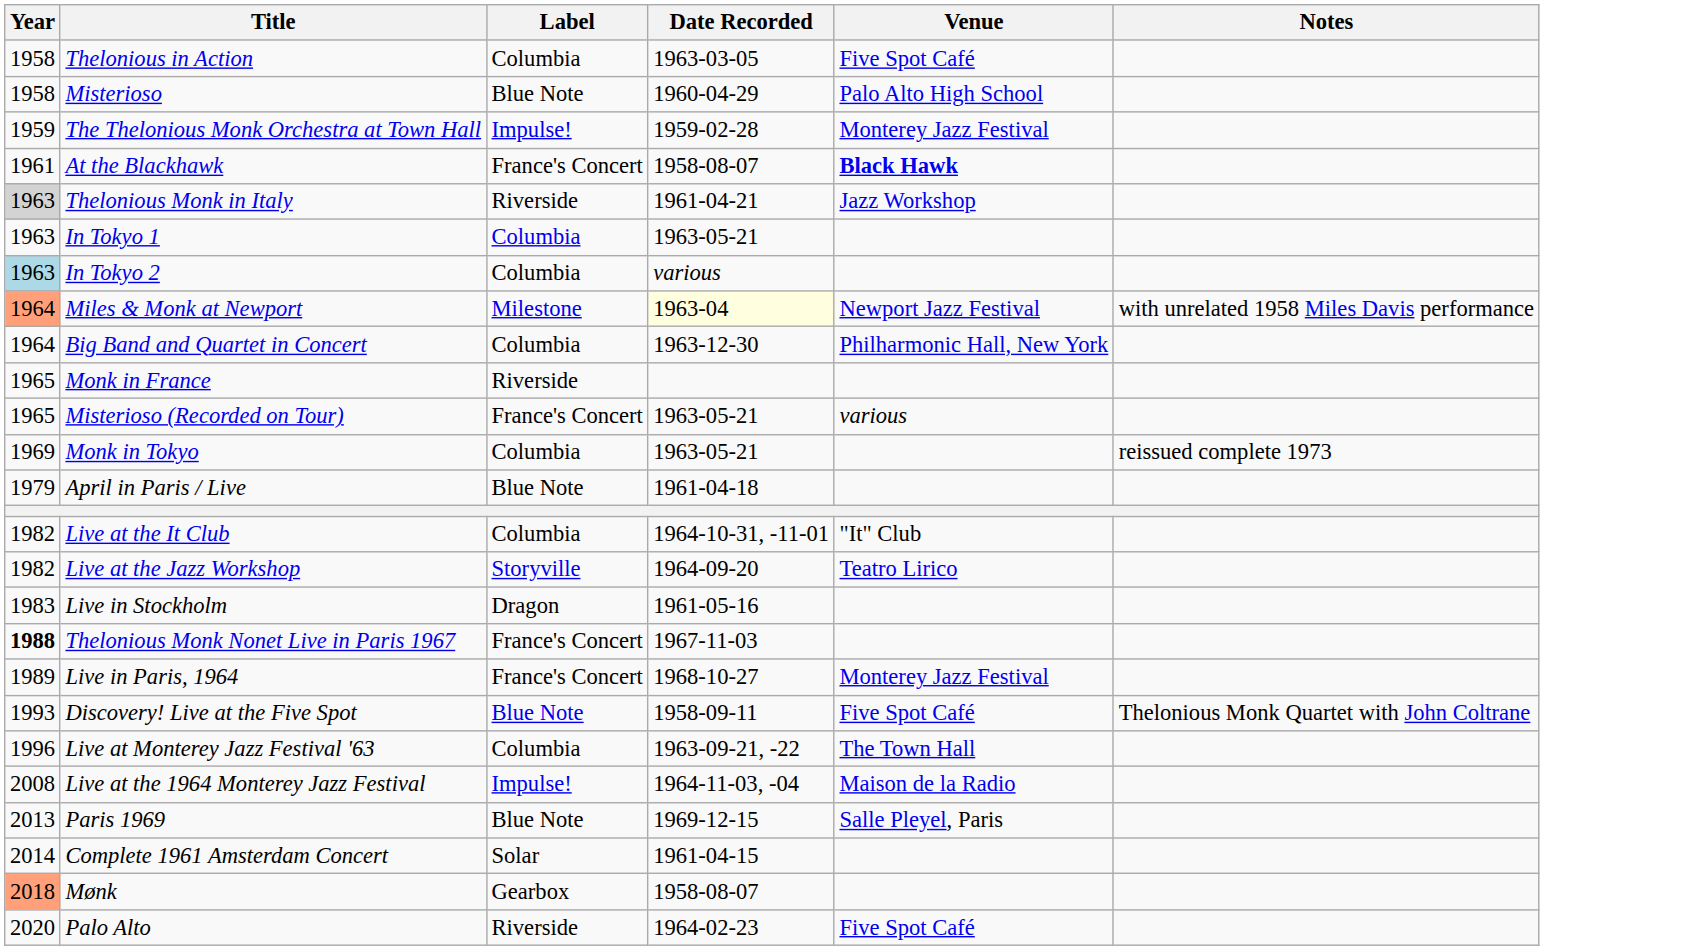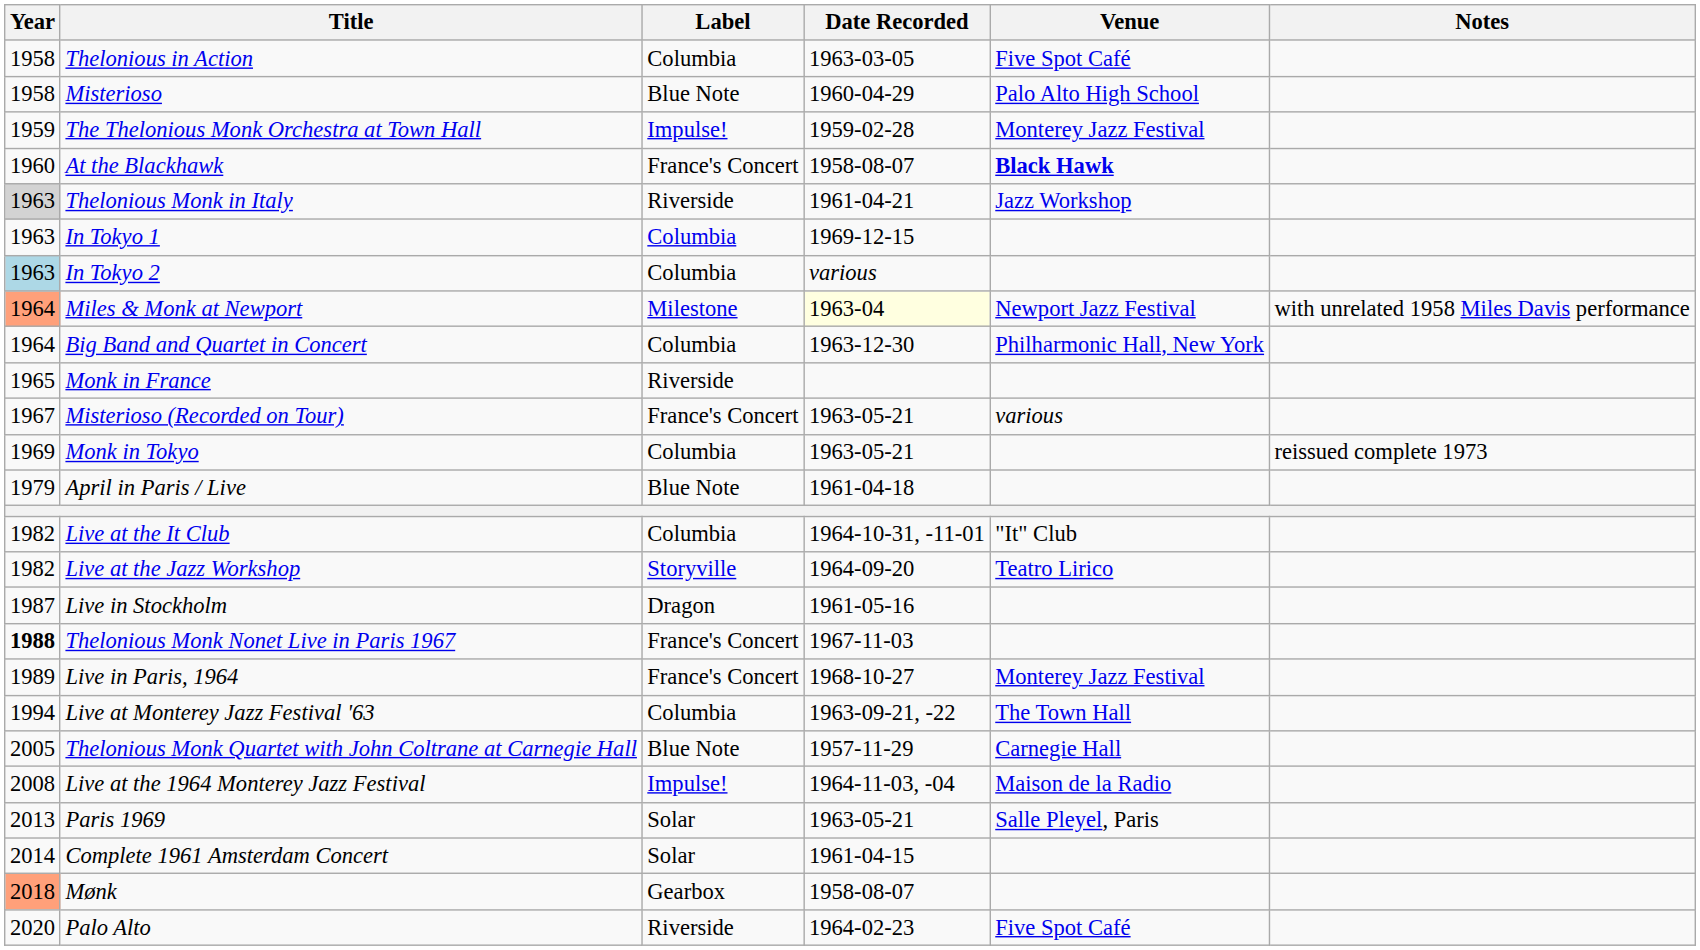(32, 165) 1961 -> (32, 165) 1960
(706, 237) 1963-05-21 -> (862, 237) 1969-12-15
(32, 415) 1965 -> (32, 415) 1967
(32, 605) 1983 -> (32, 605) 1987
- row: (211, 712)
(32, 748) 1996 -> (32, 712) 1994
+ row: (351, 748)
(538, 819) Blue Note -> (671, 819) Solar
(706, 819) 1969-12-15 -> (862, 819) 1963-05-21
